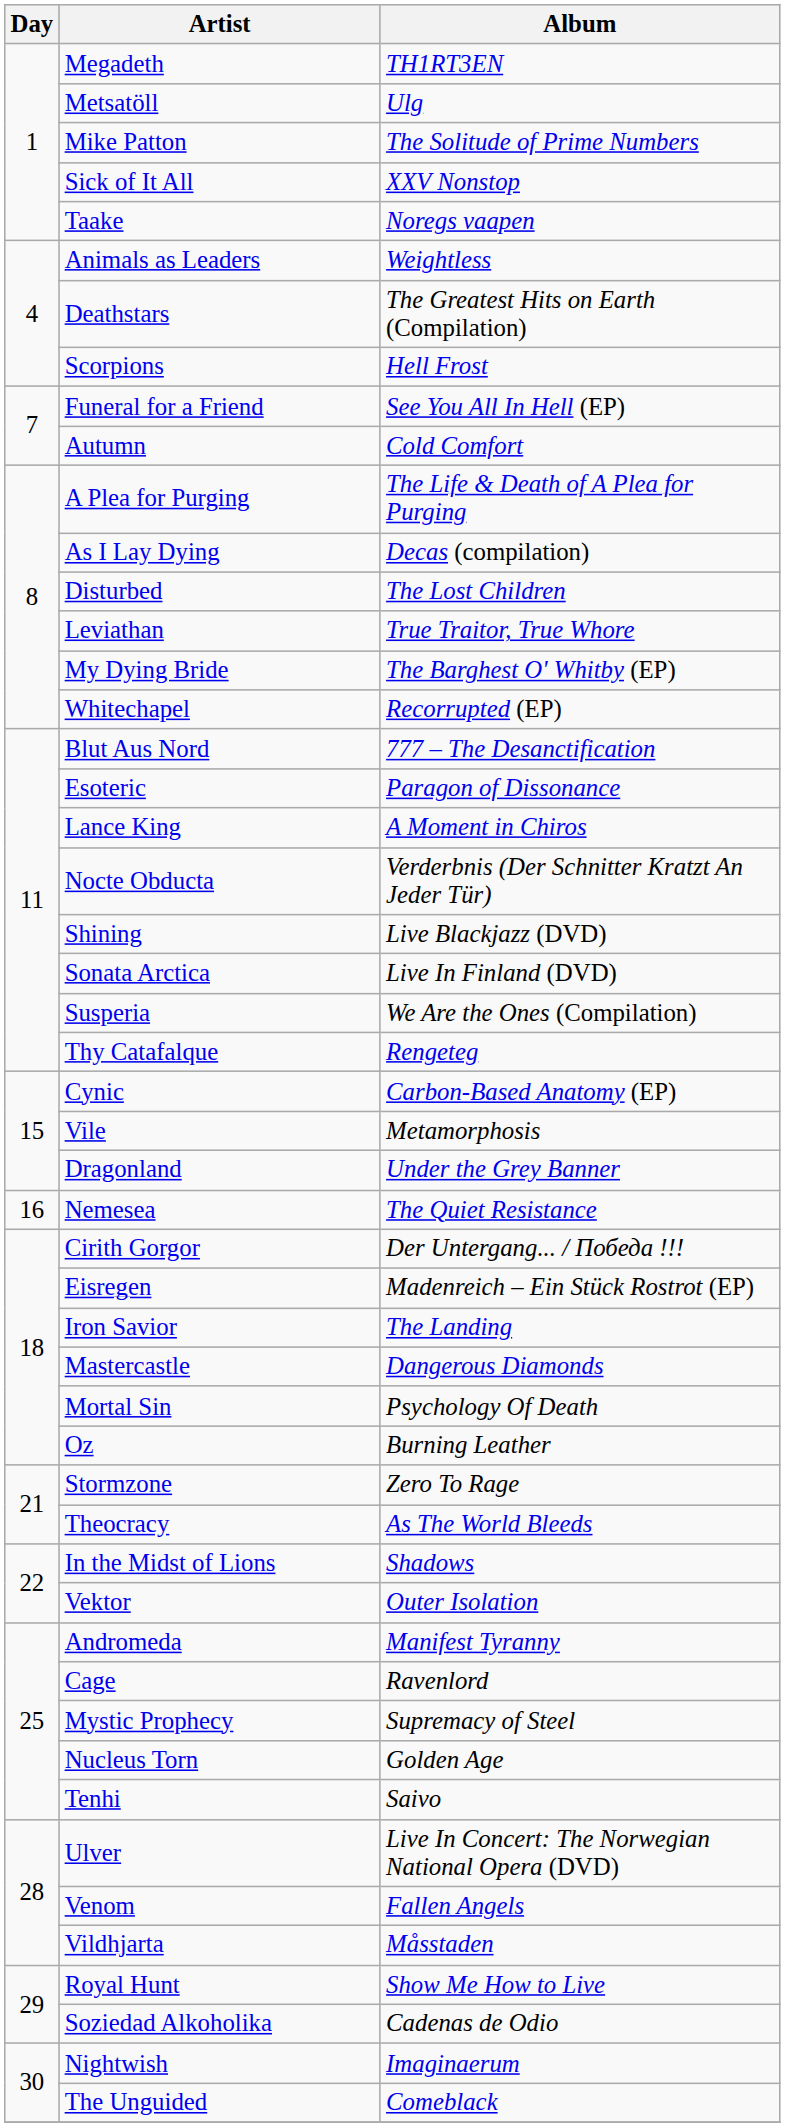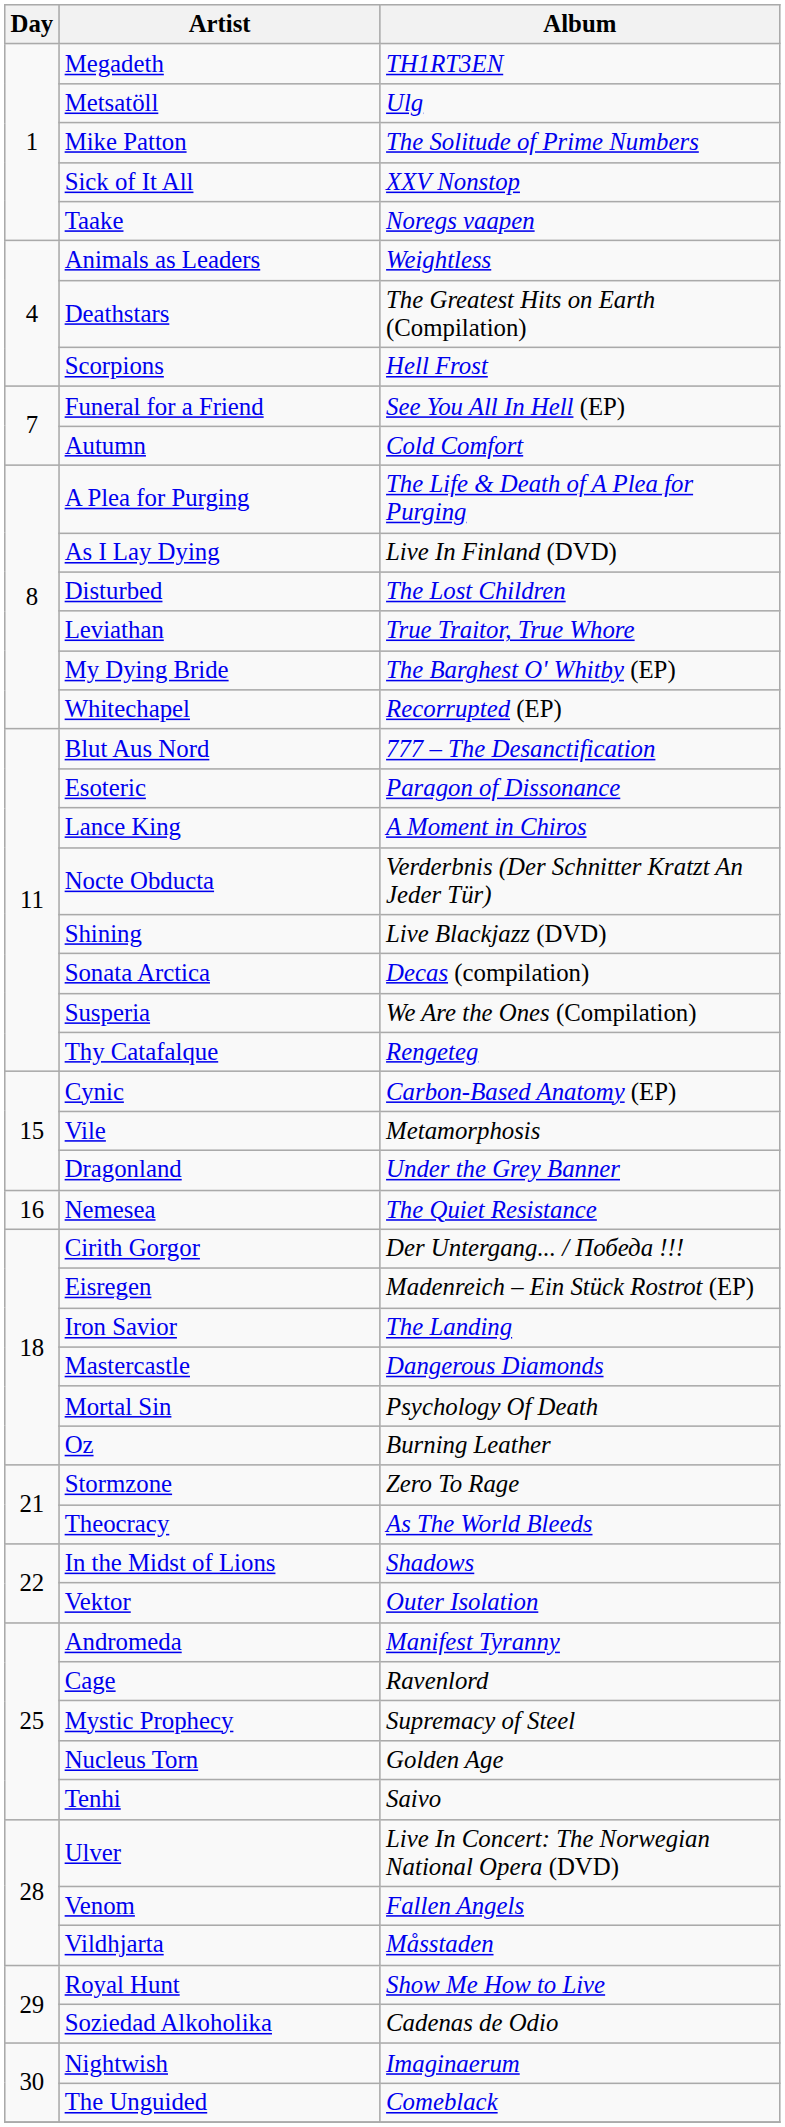(488, 551) Decas (compilation) -> (501, 551) Live In Finland (DVD)
(501, 973) Live In Finland (DVD) -> (488, 973) Decas (compilation)
